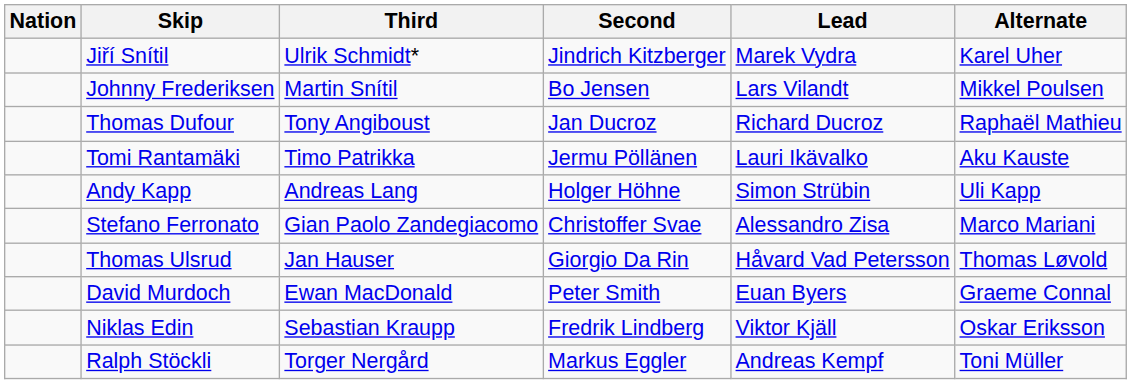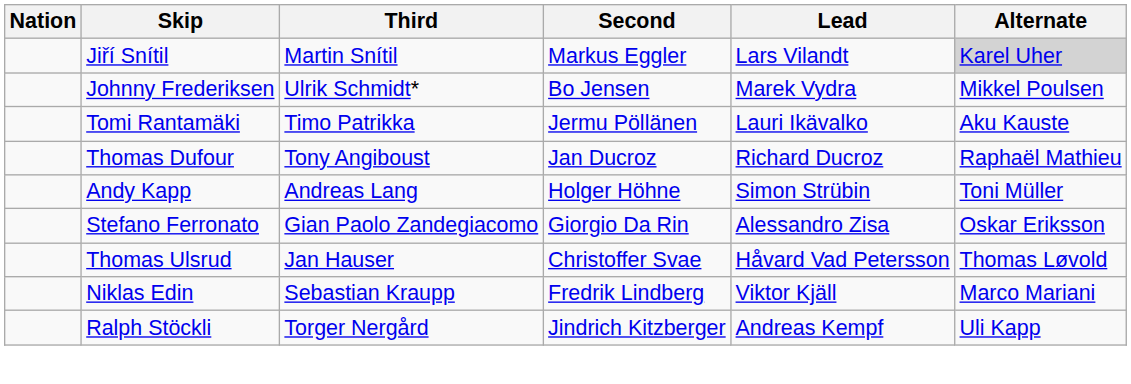(352, 55) Ulrik Schmidt* -> (341, 55) Martin Snítil
(637, 55) Jindrich Kitzberger -> (617, 55) Markus Eggler
(796, 55) Marek Vydra -> (792, 55) Lars Vilandt
(1011, 55) no background -> (1011, 55) lightgrey background
(341, 89) Martin Snítil -> (352, 89) Ulrik Schmidt*
(792, 89) Lars Vilandt -> (796, 89) Marek Vydra
rows swapped: (163, 157) <-> (160, 123)
(1000, 191) Uli Kapp -> (1011, 191) Toni Müller
(625, 225) Christoffer Svae -> (618, 225) Giorgio Da Rin
(1027, 225) Marco Mariani -> (1032, 225) Oskar Eriksson
(618, 259) Giorgio Da Rin -> (625, 259) Christoffer Svae
- row: (158, 293)
(1032, 327) Oskar Eriksson -> (1027, 293) Marco Mariani
(617, 361) Markus Eggler -> (637, 327) Jindrich Kitzberger
(1011, 361) Toni Müller -> (1000, 327) Uli Kapp
